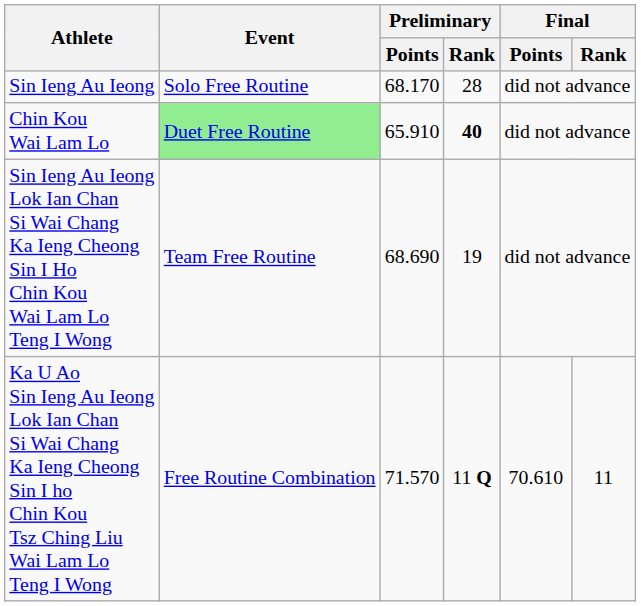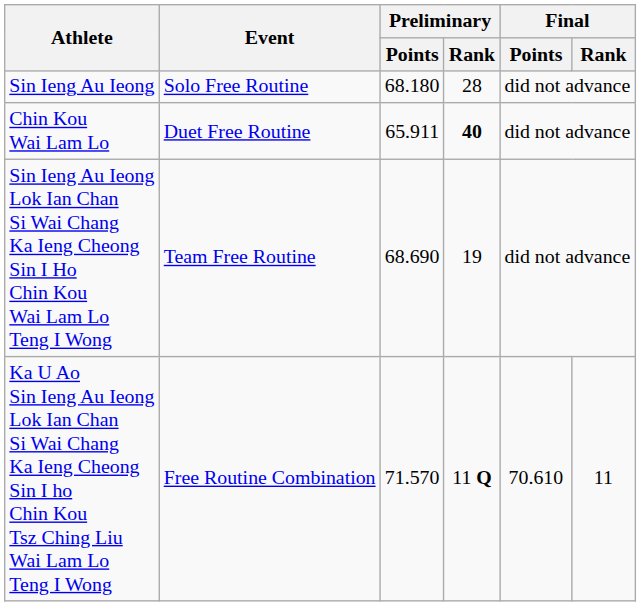(412, 86) 68.170 -> (412, 86) 68.180
(237, 131) lightgreen background -> (237, 131) no background
(412, 131) 65.910 -> (412, 131) 65.911
